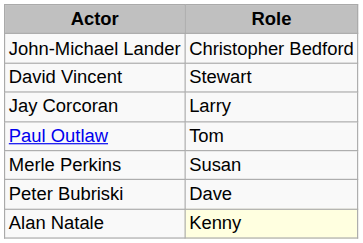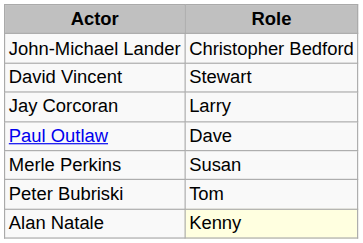(207, 135) Tom -> (211, 135) Dave
(211, 194) Dave -> (207, 194) Tom
